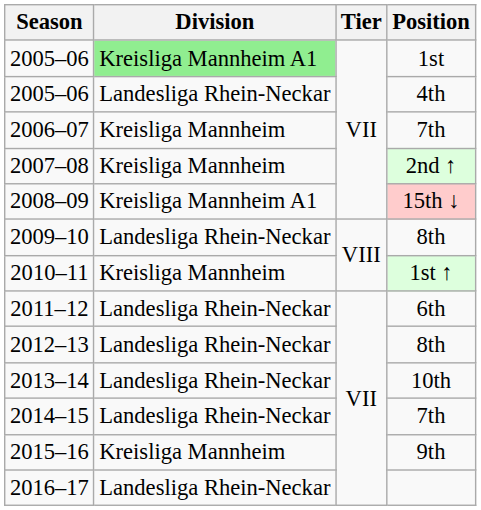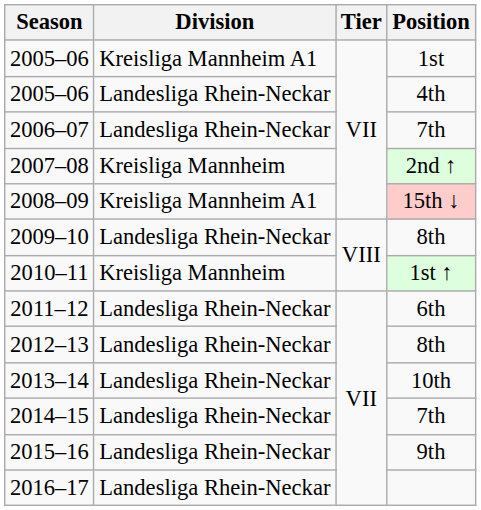(208, 58) lightgreen background -> (208, 58) no background
(192, 129) Kreisliga Mannheim -> (215, 129) Landesliga Rhein-Neckar
(192, 451) Kreisliga Mannheim -> (215, 451) Landesliga Rhein-Neckar
